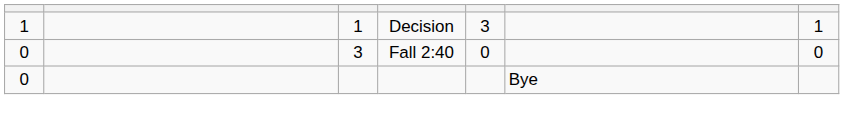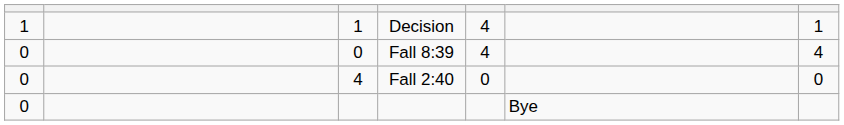(485, 25) 3 -> (485, 25) 4
+ row: (421, 52)
(358, 52) 3 -> (358, 79) 4
